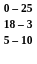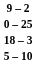+ row: (18, 8)
